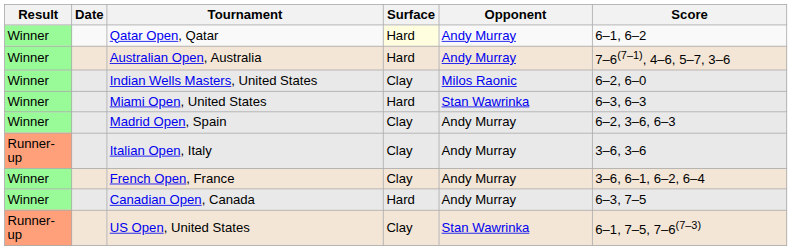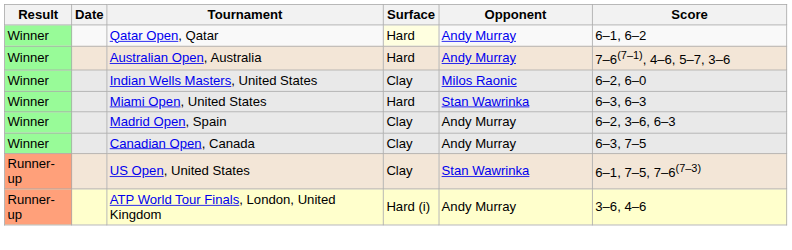- row: (161, 150)
- row: (172, 178)
(401, 199) Hard -> (400, 143) Clay
+ row: (223, 207)
